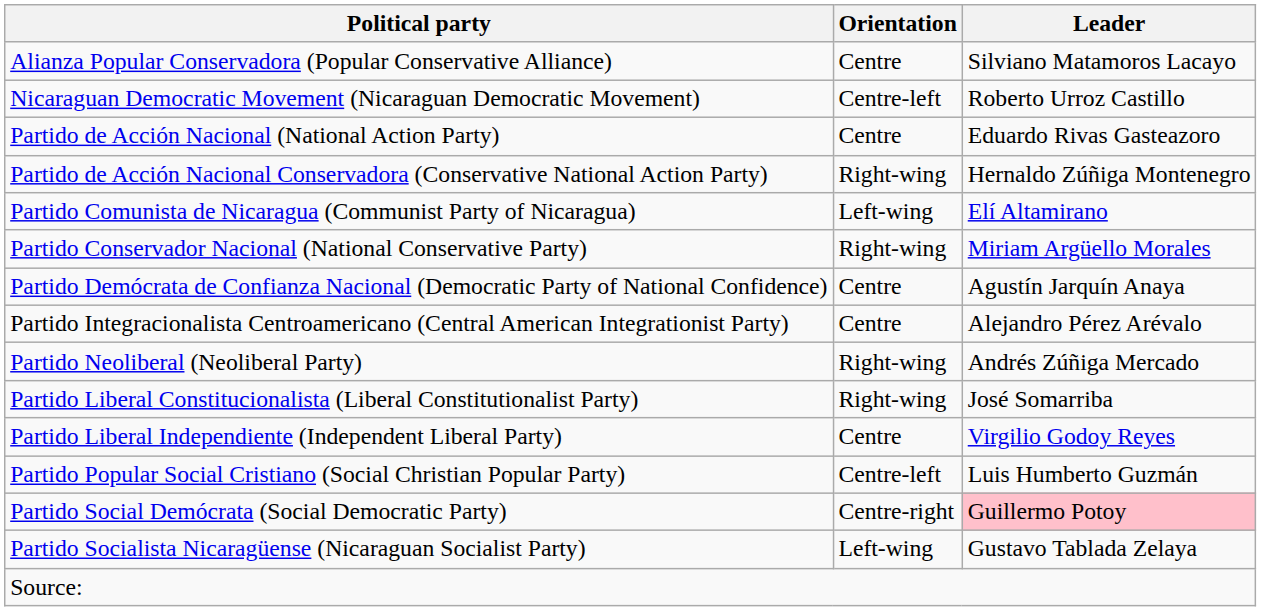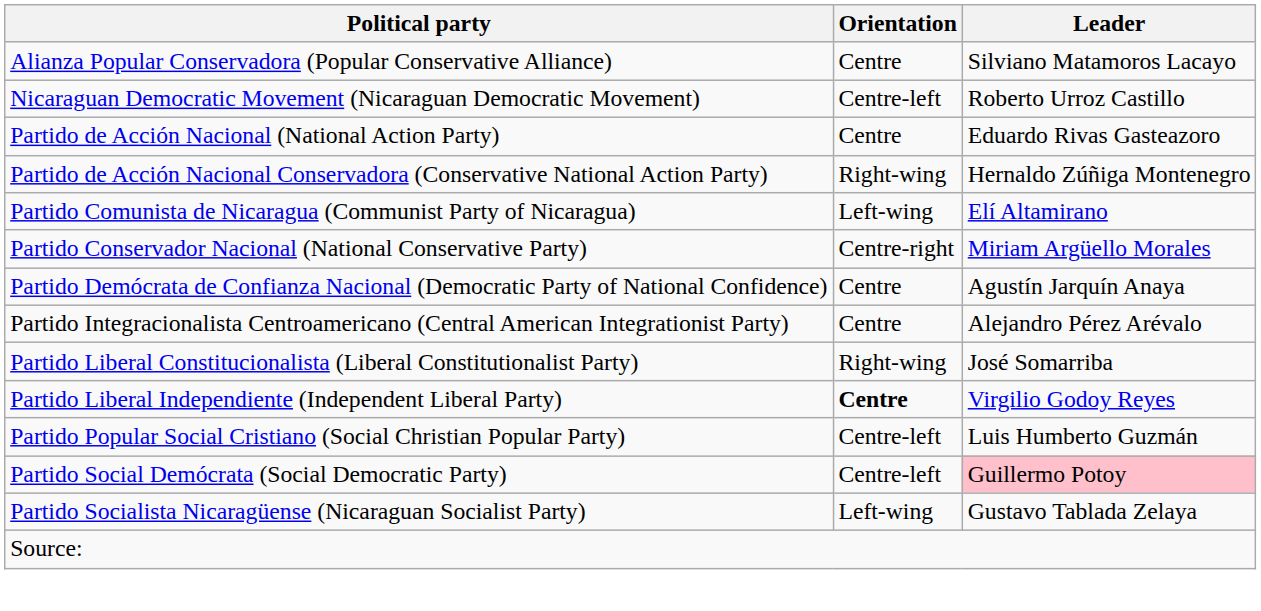(892, 248) Right-wing -> (896, 248) Centre-right
- row: (186, 361)
(870, 436) normal -> (873, 398) bold
(896, 511) Centre-right -> (890, 473) Centre-left
